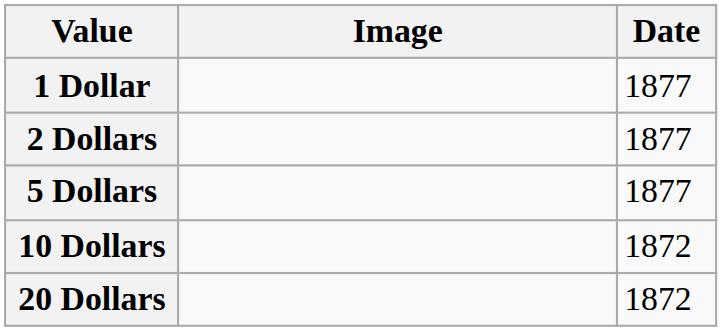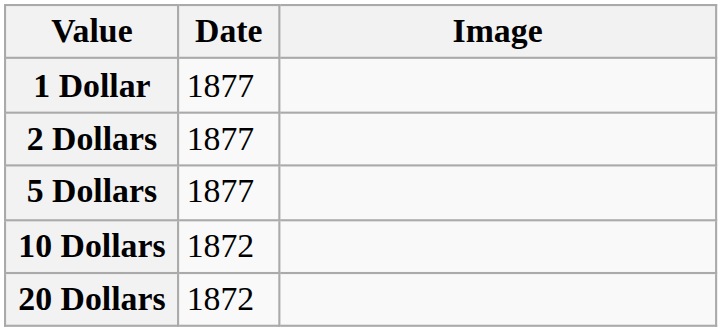columns swapped: (666, 31) <-> (398, 31)
